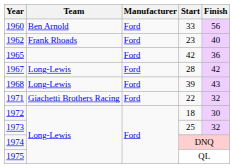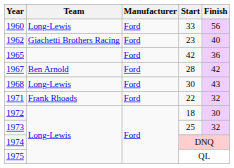(48, 26) Ben Arnold -> (49, 26) Long-Lewis
(53, 41) Frank Rhoads -> (74, 41) Giachetti Brothers Racing
(49, 70) Long-Lewis -> (48, 70) Ben Arnold
(190, 84) 39 -> (190, 84) 30
(74, 99) Giachetti Brothers Racing -> (53, 99) Frank Rhoads
